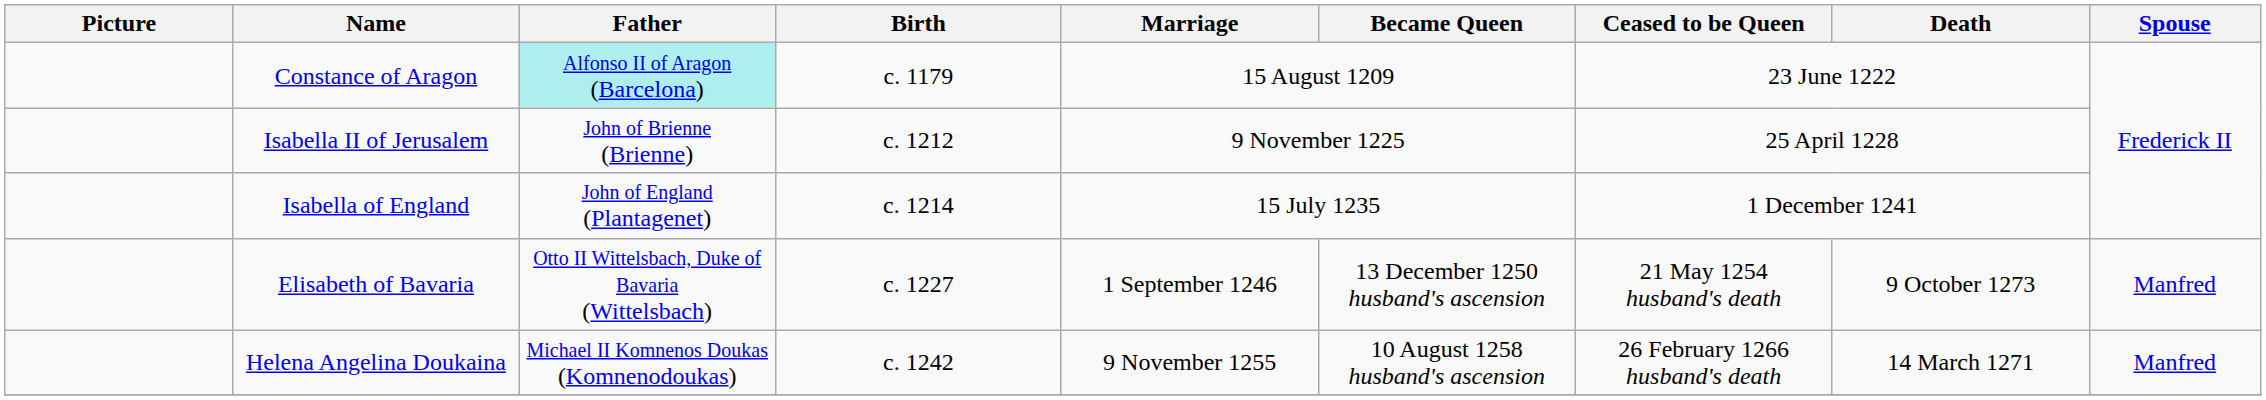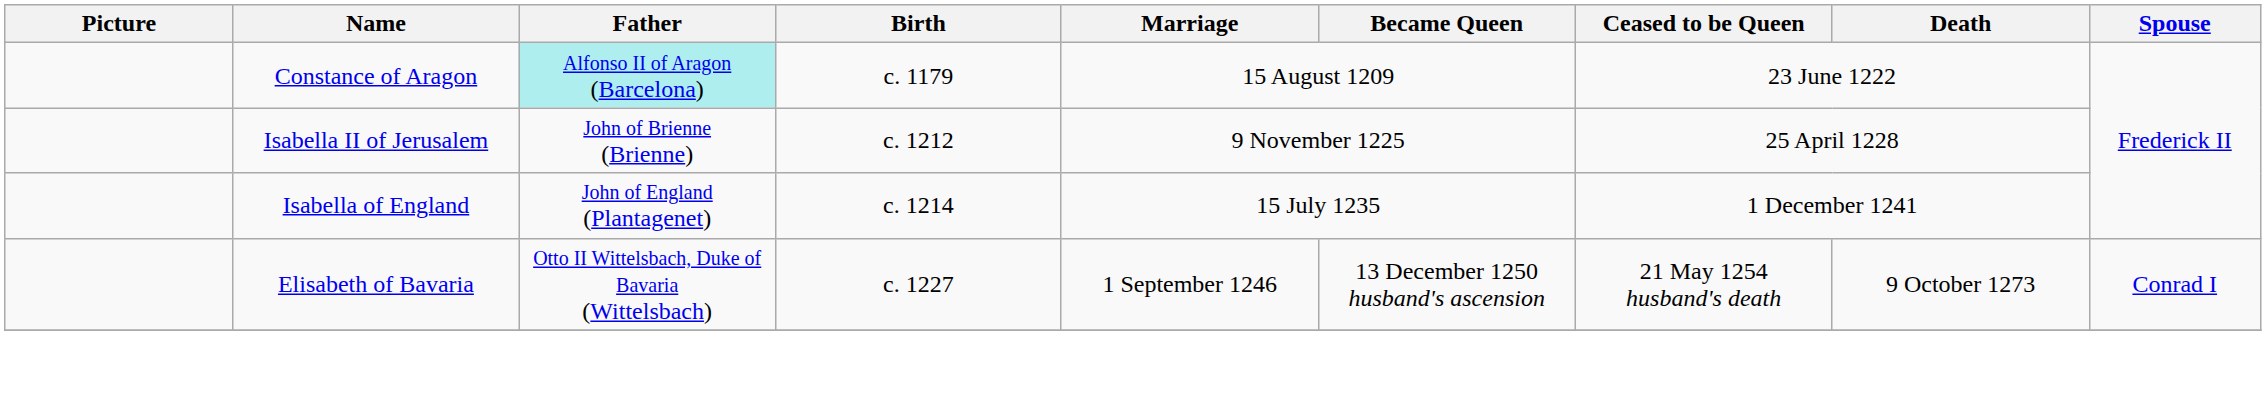(2175, 283) Manfred -> (2175, 283) Conrad I
- row: (376, 362)
